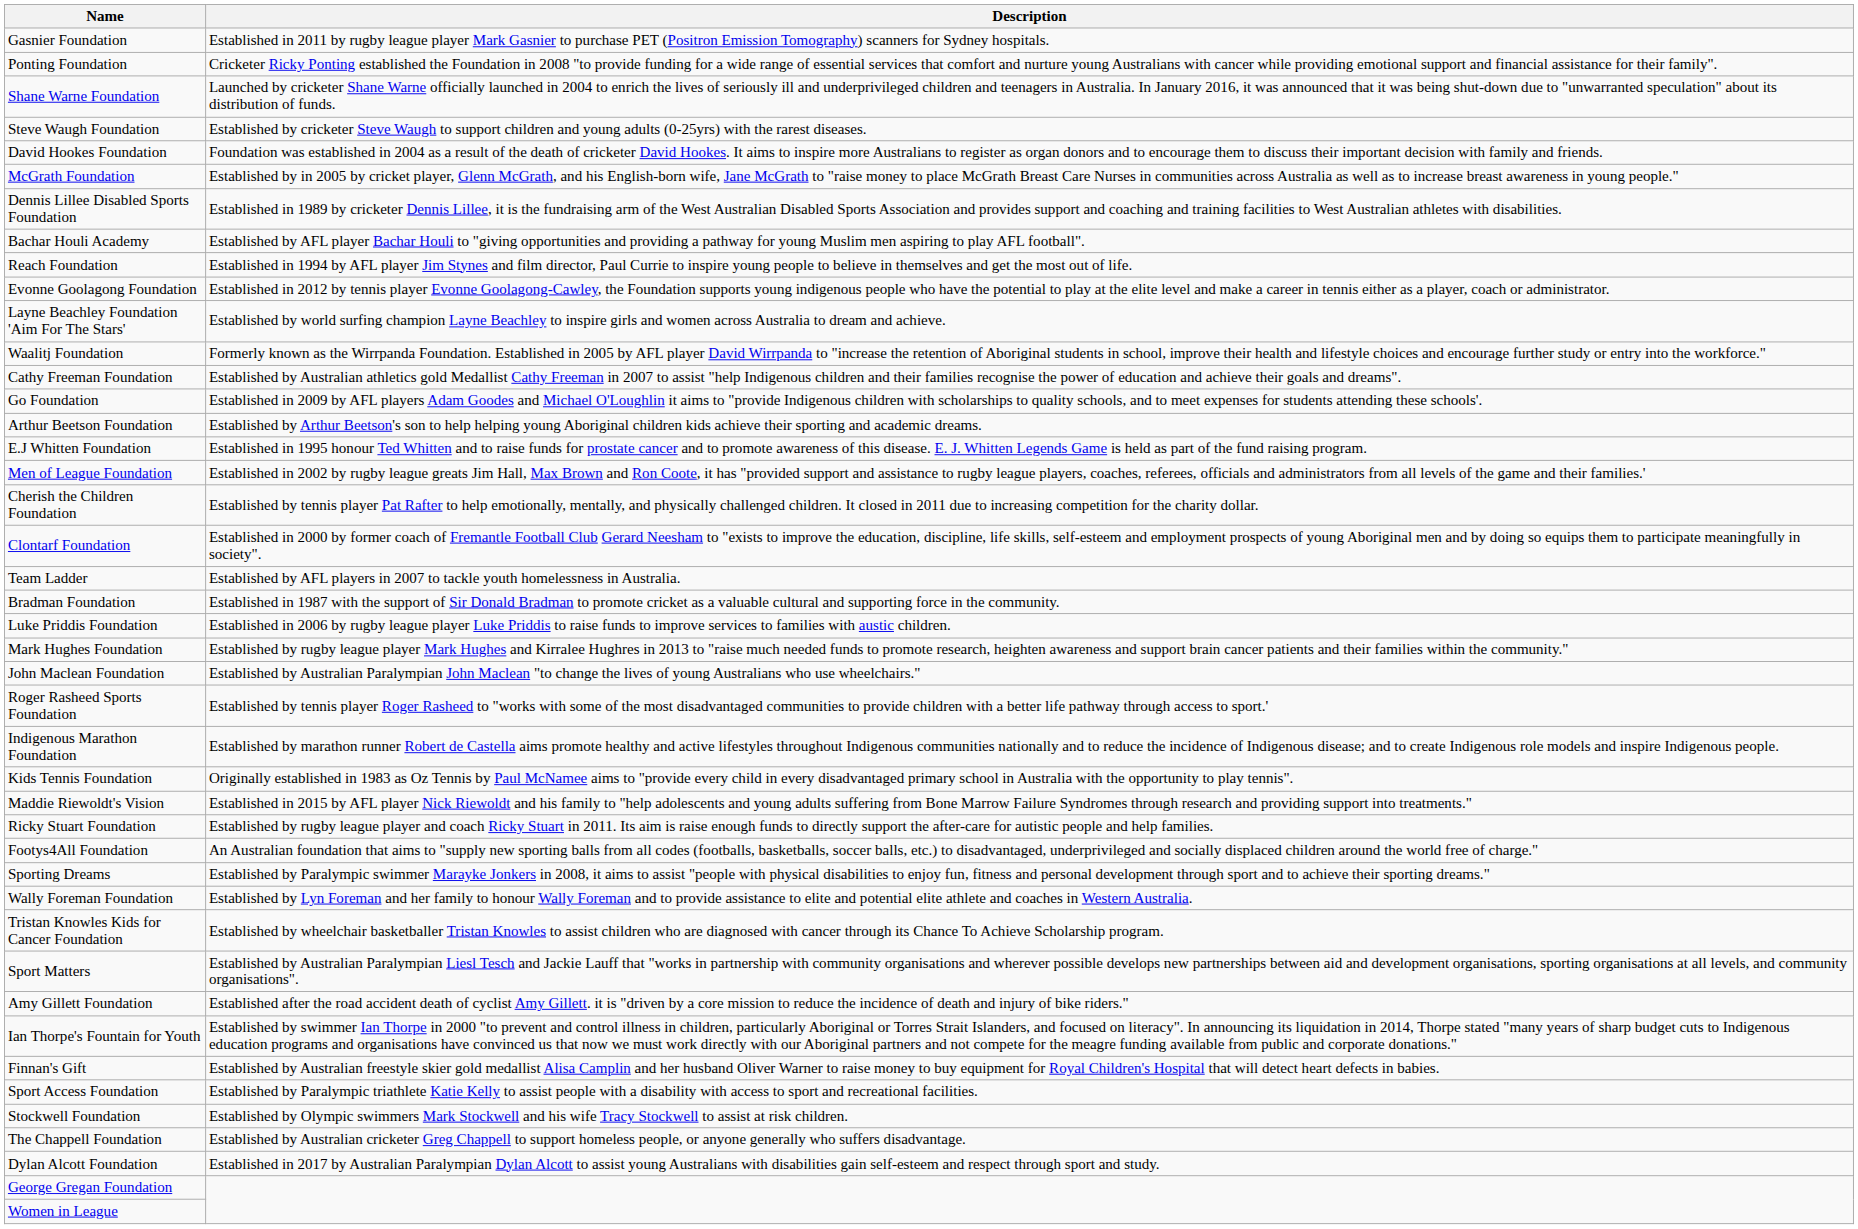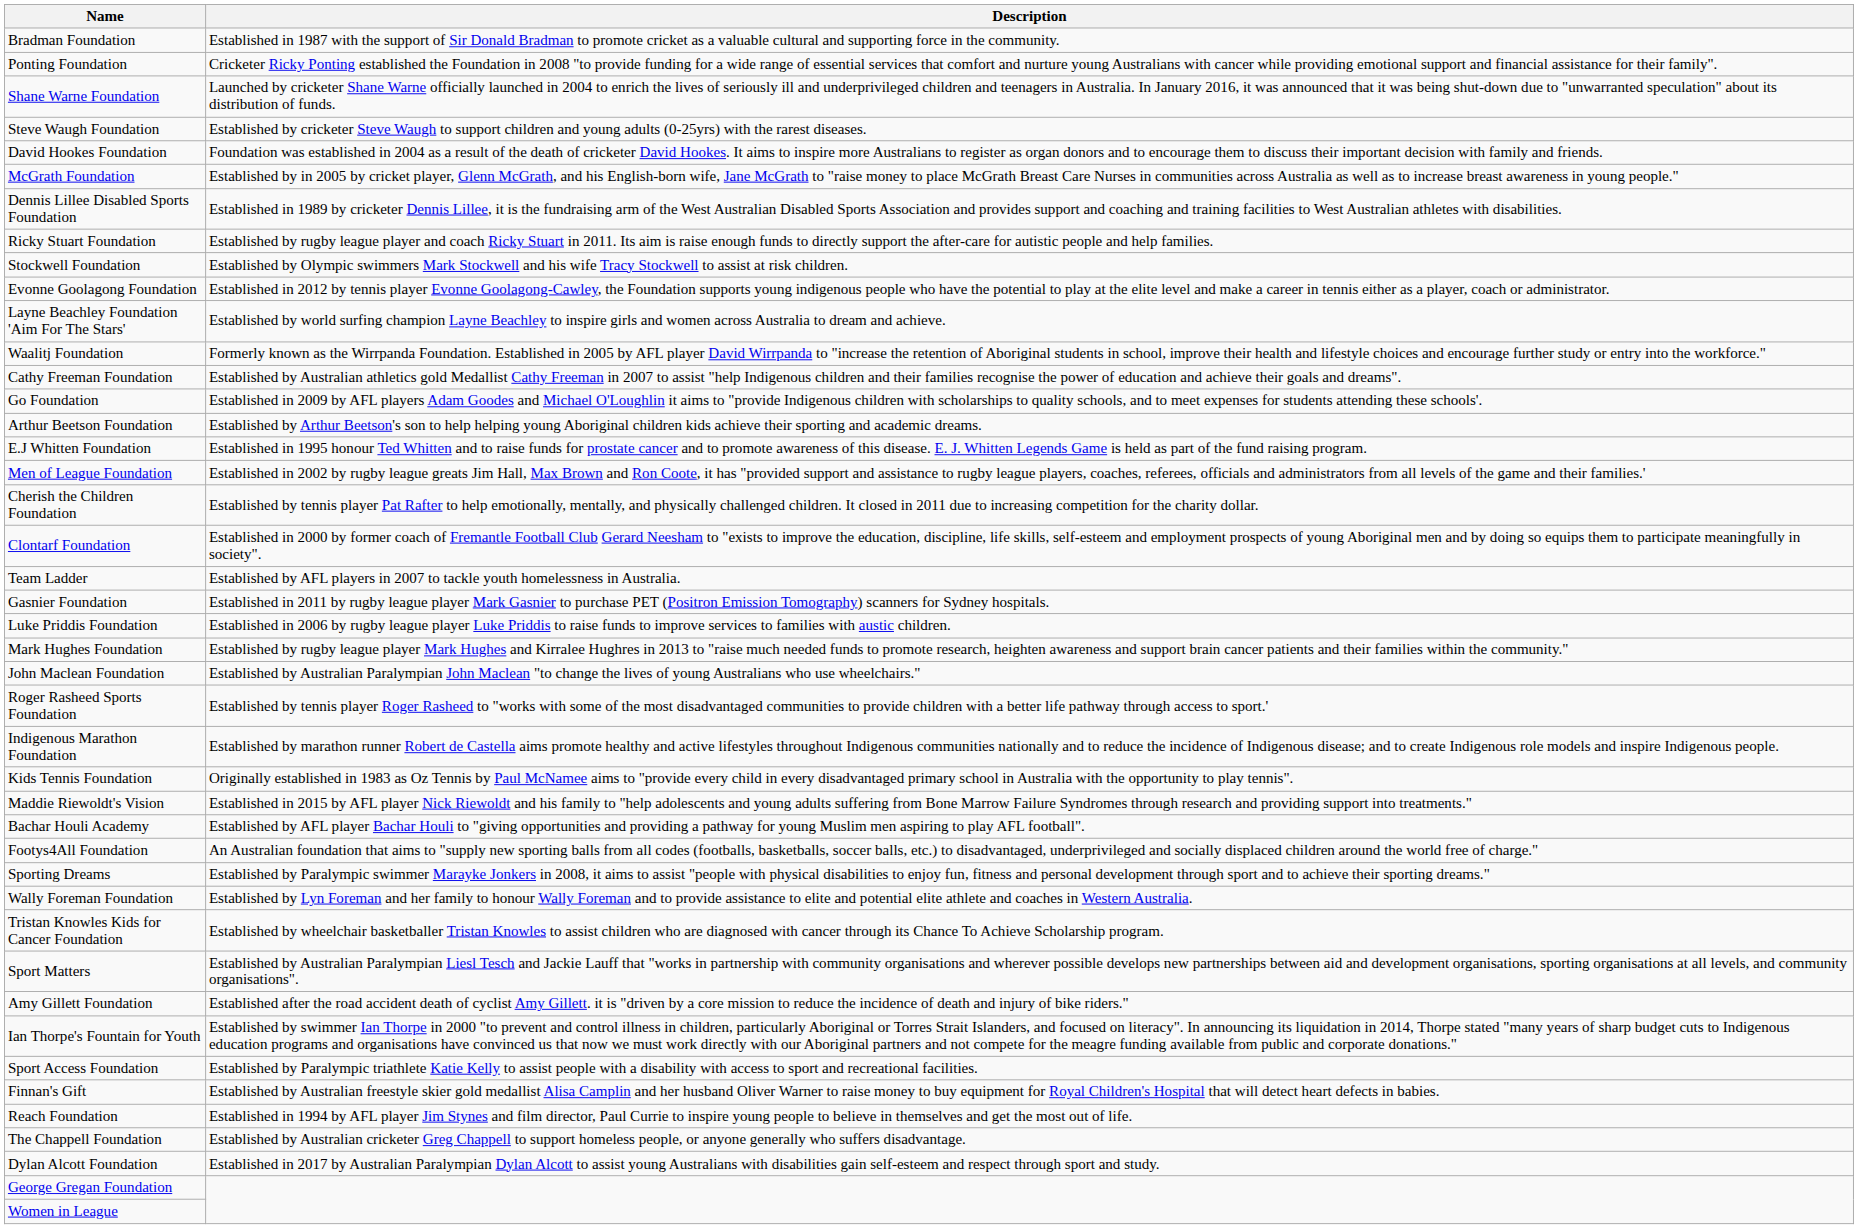rows swapped: (72, 601) <-> (67, 40)
rows swapped: (82, 826) <-> (79, 241)
rows swapped: (63, 264) <-> (74, 1115)
rows swapped: (47, 1068) <-> (83, 1092)
